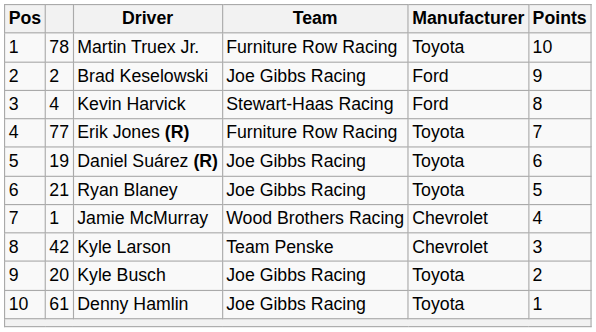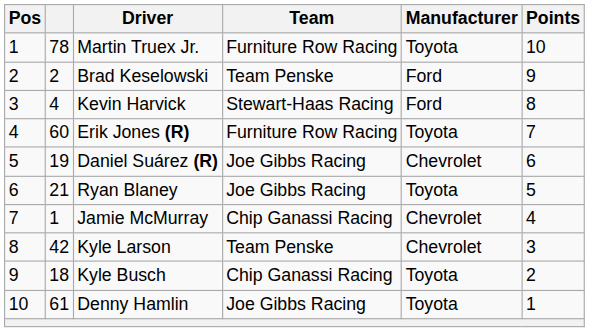(296, 75) Joe Gibbs Racing -> (280, 75) Team Penske
(59, 132) 77 -> (59, 132) 60
(438, 161) Toyota -> (444, 161) Chevrolet
(315, 218) Wood Brothers Racing -> (309, 218) Chip Ganassi Racing
(59, 275) 20 -> (59, 275) 18
(296, 275) Joe Gibbs Racing -> (309, 275) Chip Ganassi Racing
